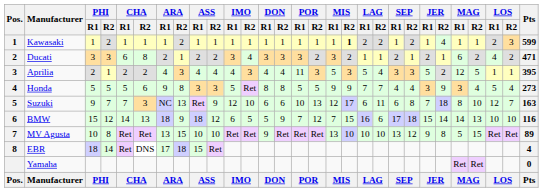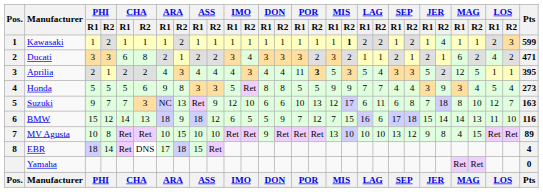(317, 72) normal -> (317, 72) bold
(494, 118) 10 -> (494, 118) 11
(165, 133) 13 -> (165, 133) 10
(460, 133) 5 -> (460, 133) 4
